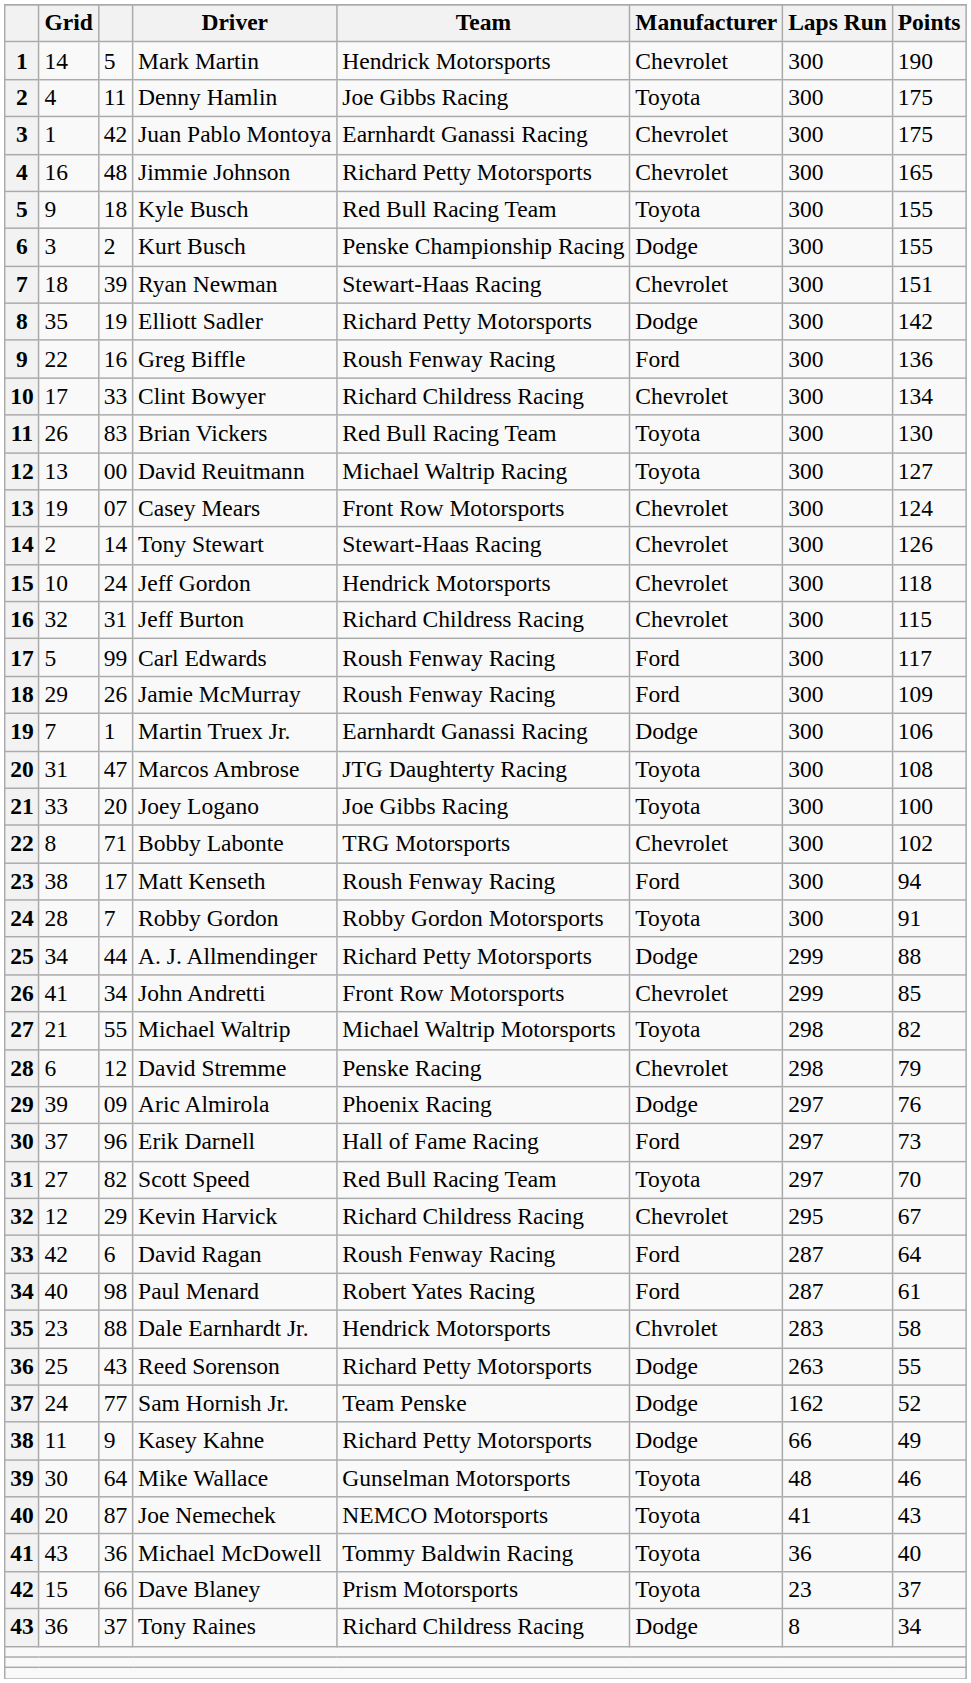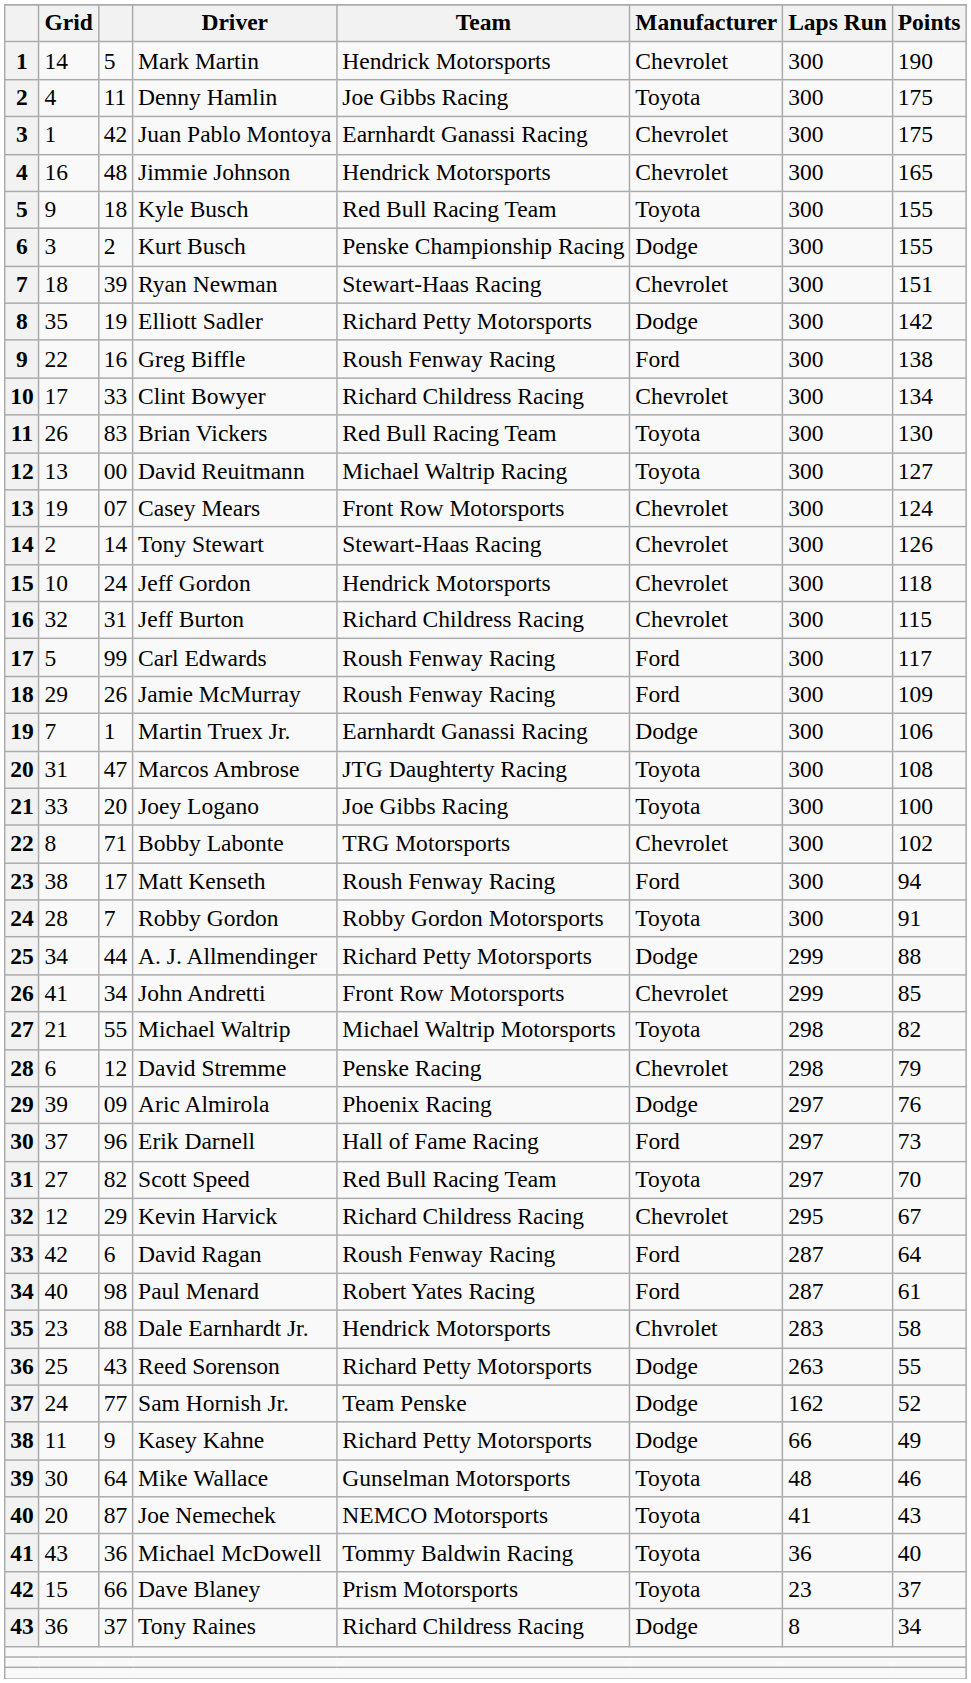(467, 172) Richard Petty Motorsports -> (446, 172) Hendrick Motorsports
(915, 358) 136 -> (915, 358) 138
